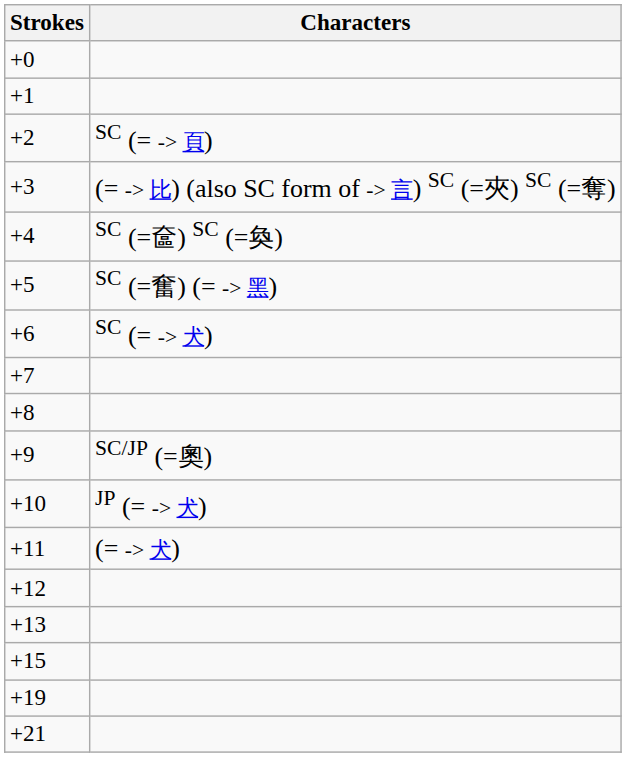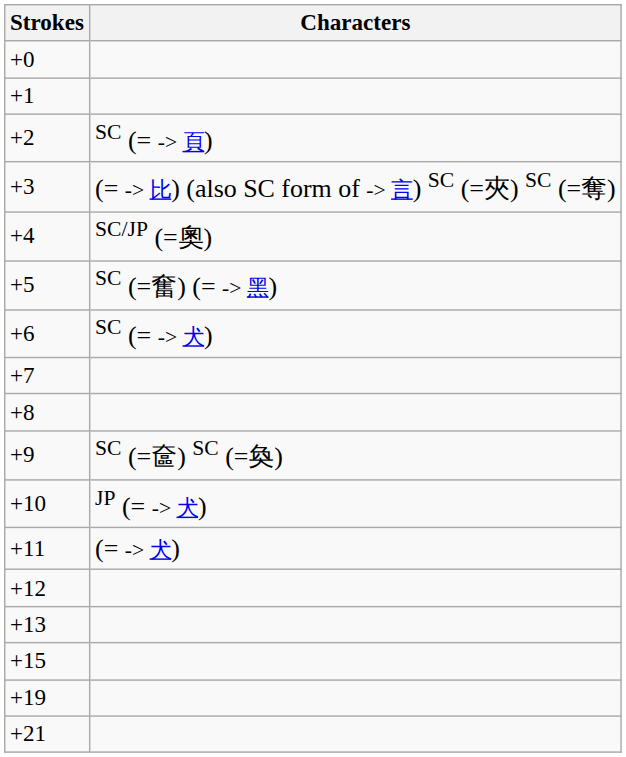(189, 235) SC (=奩) SC (=奐) -> (154, 235) SC/JP (=奧)
(154, 454) SC/JP (=奧) -> (189, 454) SC (=奩) SC (=奐)
